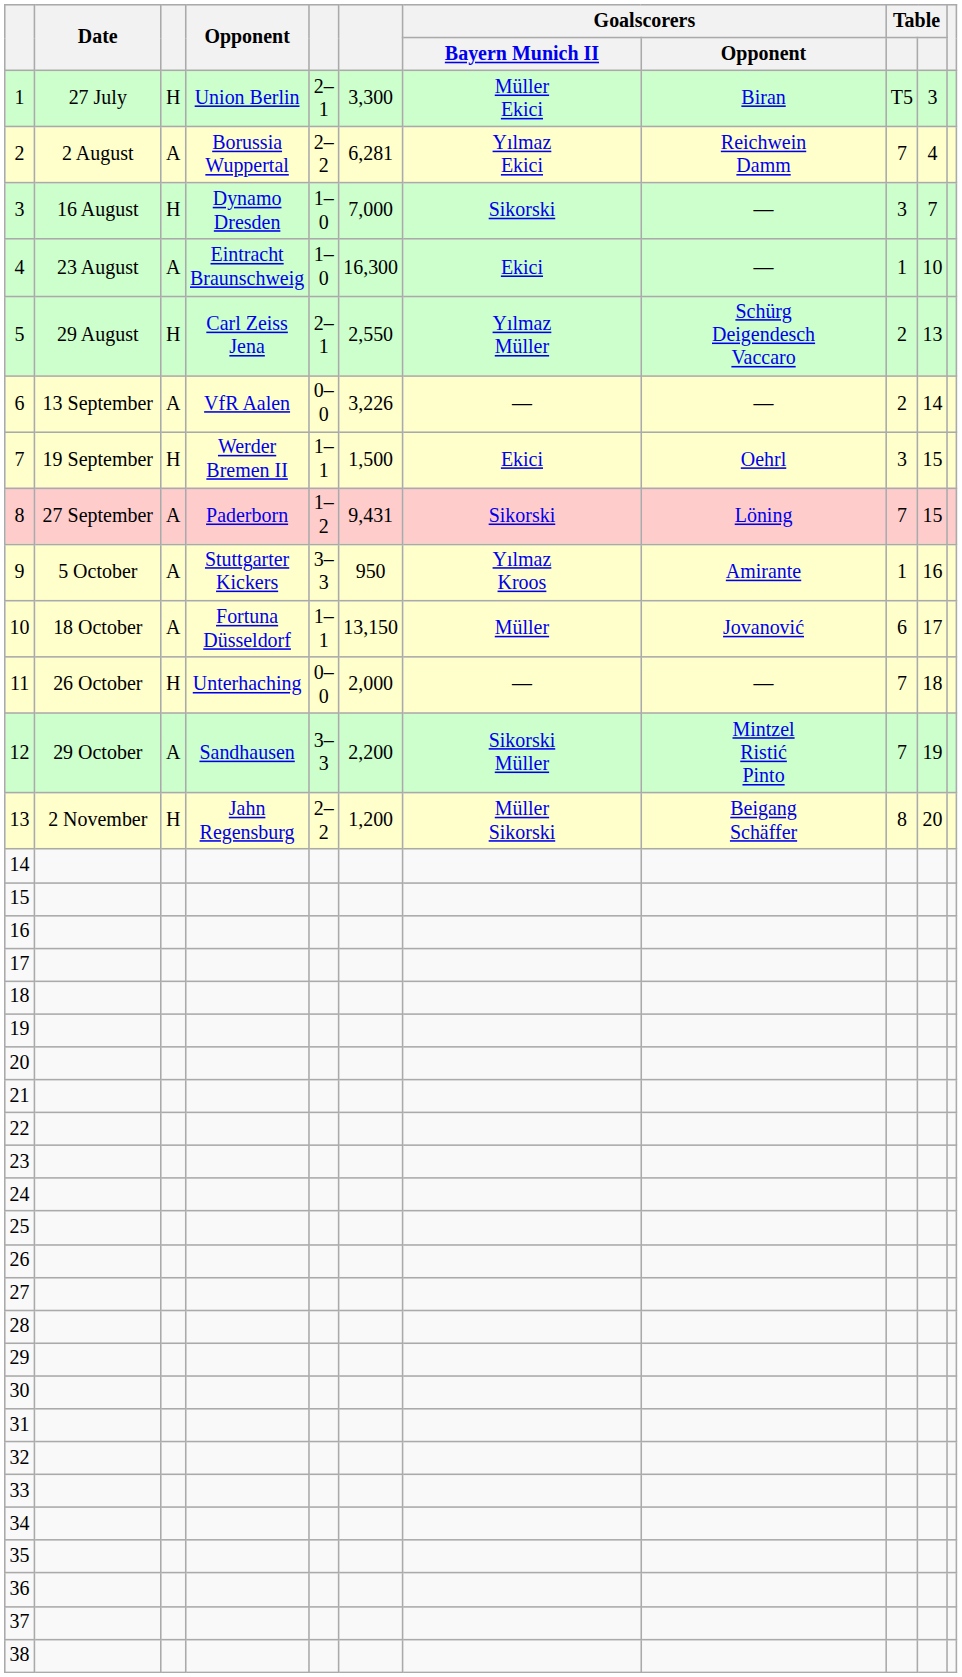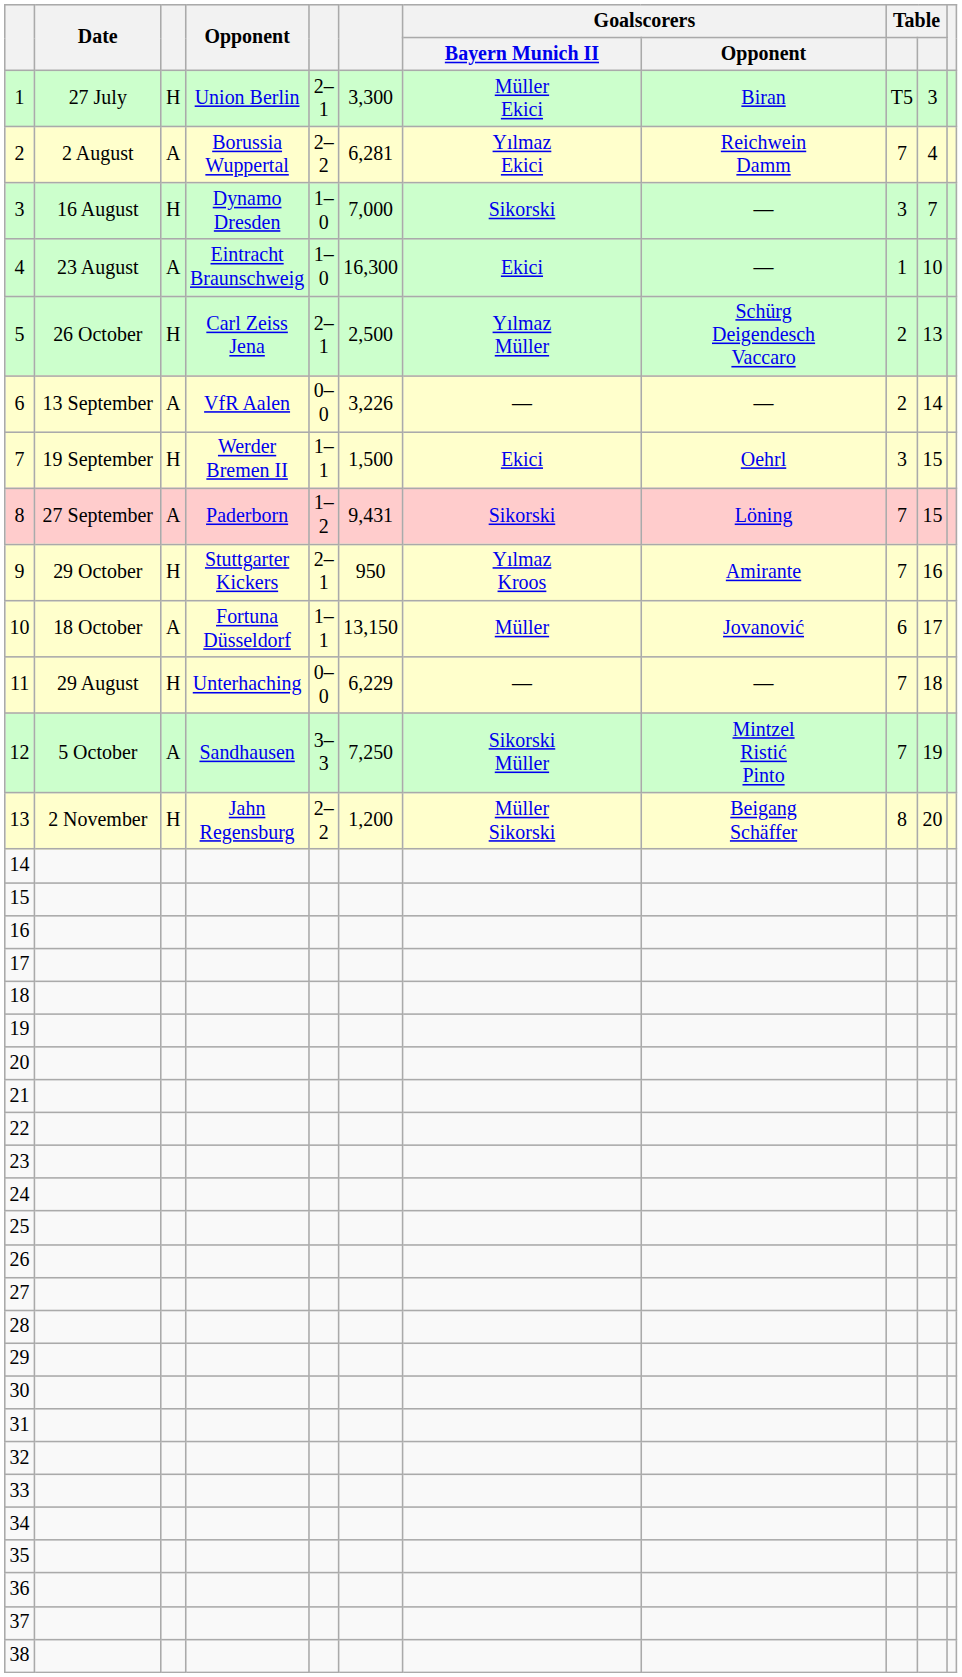(98, 335) 29 August -> (98, 335) 26 October
(371, 335) 2,550 -> (371, 335) 2,500
(98, 572) 5 October -> (98, 572) 29 October
(173, 572) A -> (173, 572) H
(324, 572) 3–3 -> (324, 572) 2–1
(902, 572) 1 -> (902, 572) 7
(98, 684) 26 October -> (98, 684) 29 August
(371, 684) 2,000 -> (371, 684) 6,229
(98, 752) 29 October -> (98, 752) 5 October
(371, 752) 2,200 -> (371, 752) 7,250
